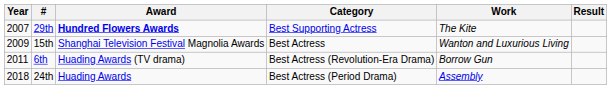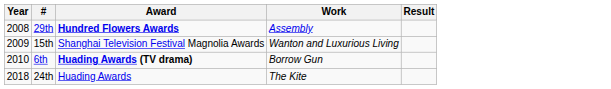- column: (352, 12)
(18, 28) 2007 -> (18, 28) 2008
(458, 28) The Kite -> (291, 28) Assembly
(17, 60) 2011 -> (18, 60) 2010
(121, 60) normal -> (125, 60) bold
(461, 76) Assembly -> (288, 76) The Kite
